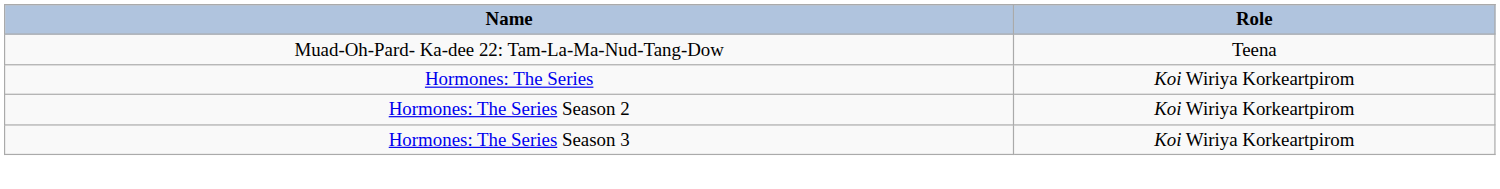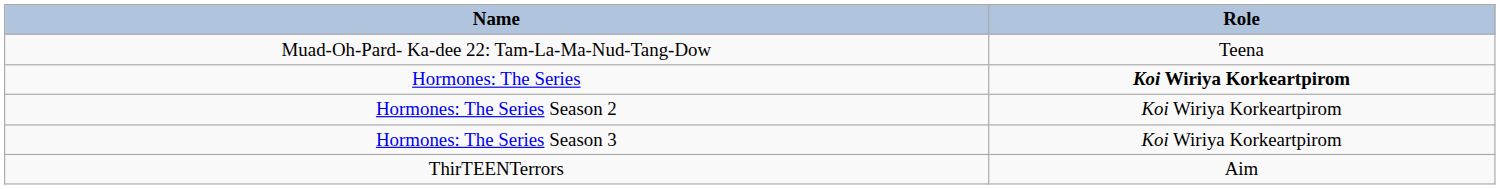(1254, 79) normal -> (1242, 79) bold
+ row: (496, 169)
